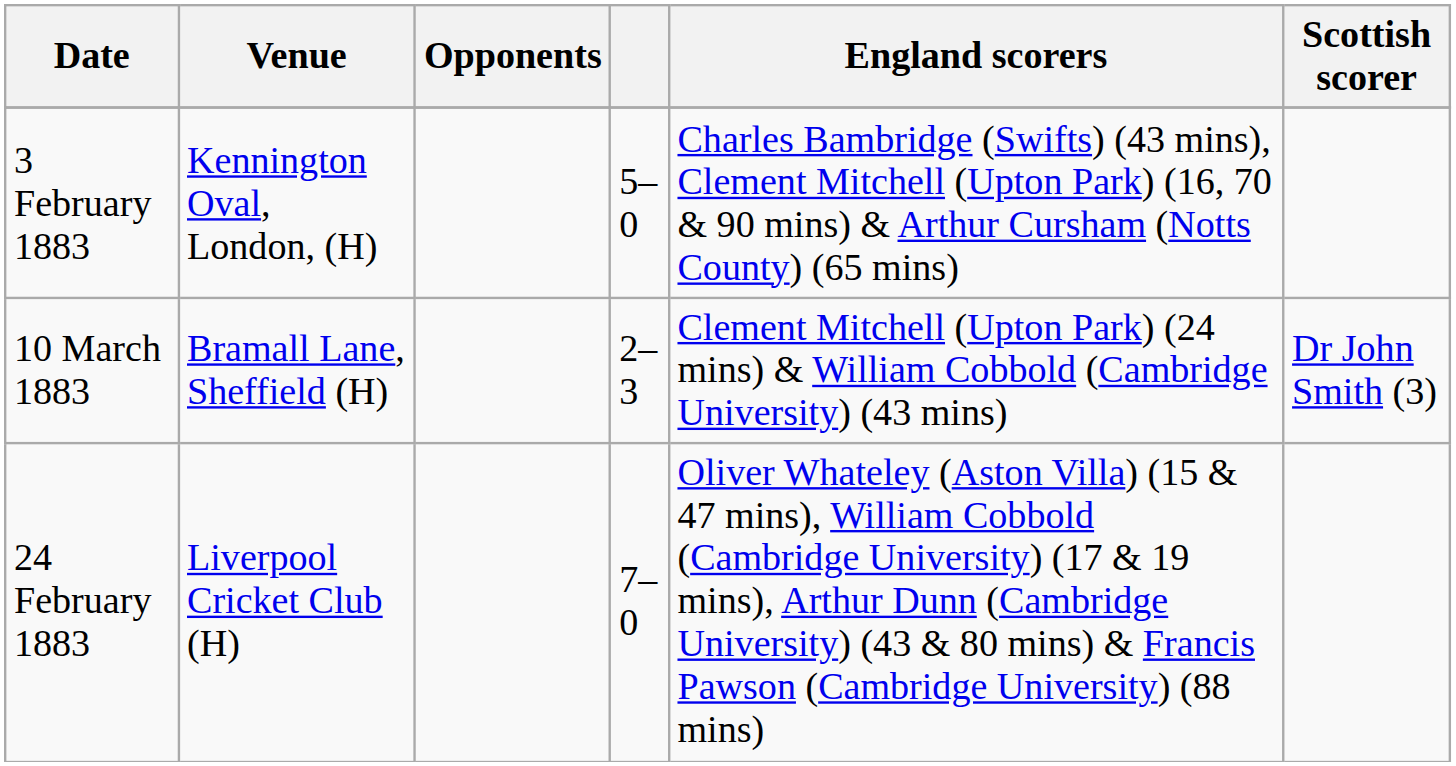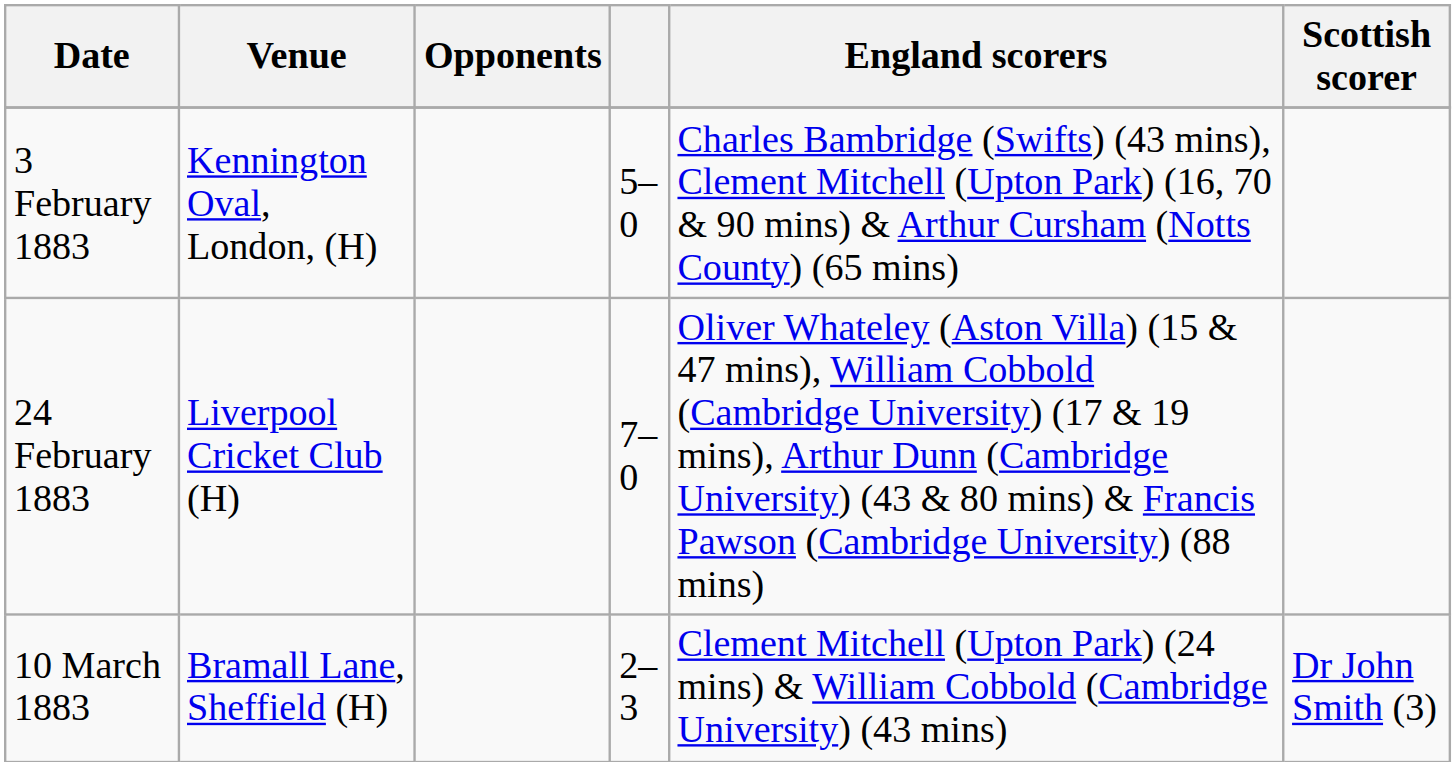rows swapped: (83, 601) <-> (87, 369)
